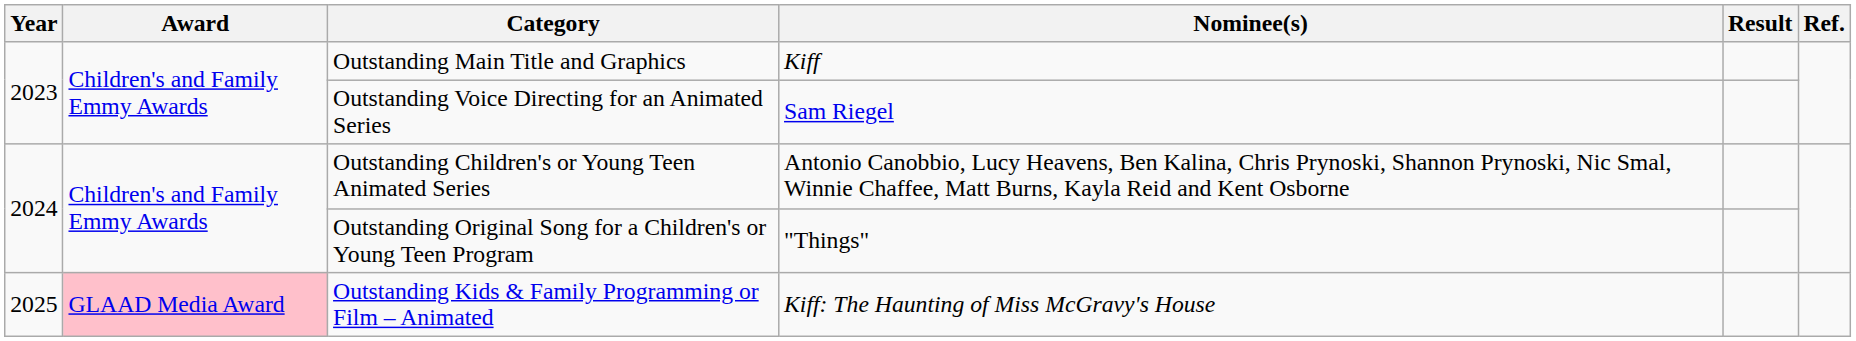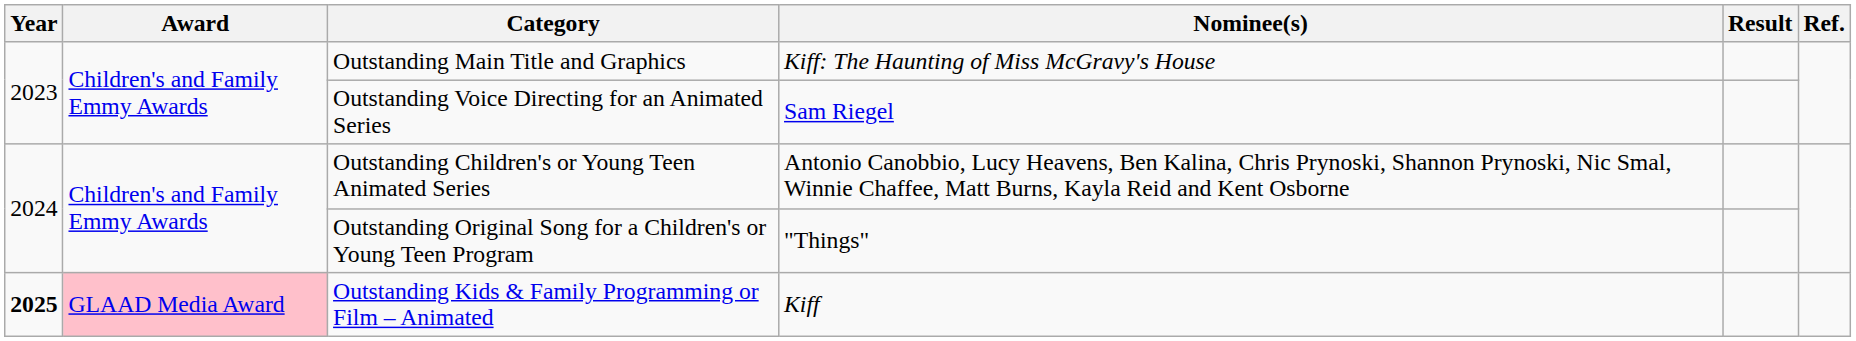(802, 60) Kiff -> (1000, 60) Kiff: The Haunting of Miss McGravy's House
(34, 304) normal -> (34, 304) bold
(1000, 304) Kiff: The Haunting of Miss McGravy's House -> (802, 304) Kiff
